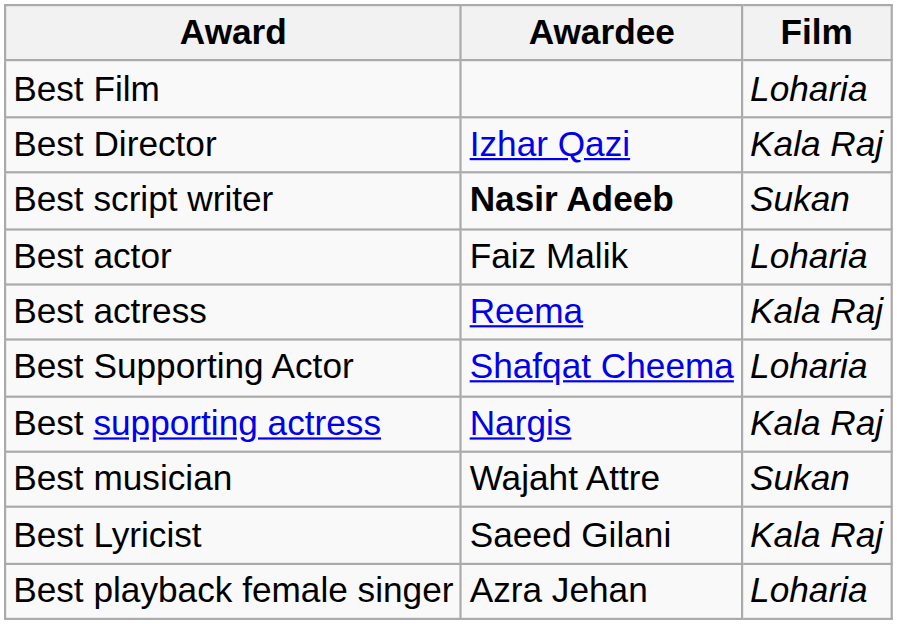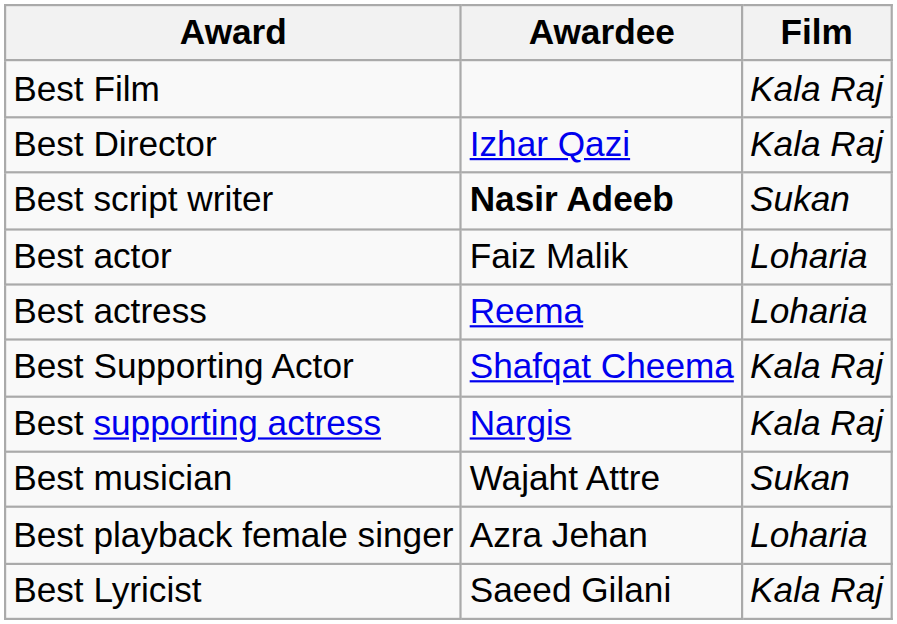(809, 88) Loharia -> (817, 88) Kala Raj
(817, 311) Kala Raj -> (809, 311) Loharia
(809, 367) Loharia -> (817, 367) Kala Raj
rows swapped: (107, 534) <-> (233, 590)
